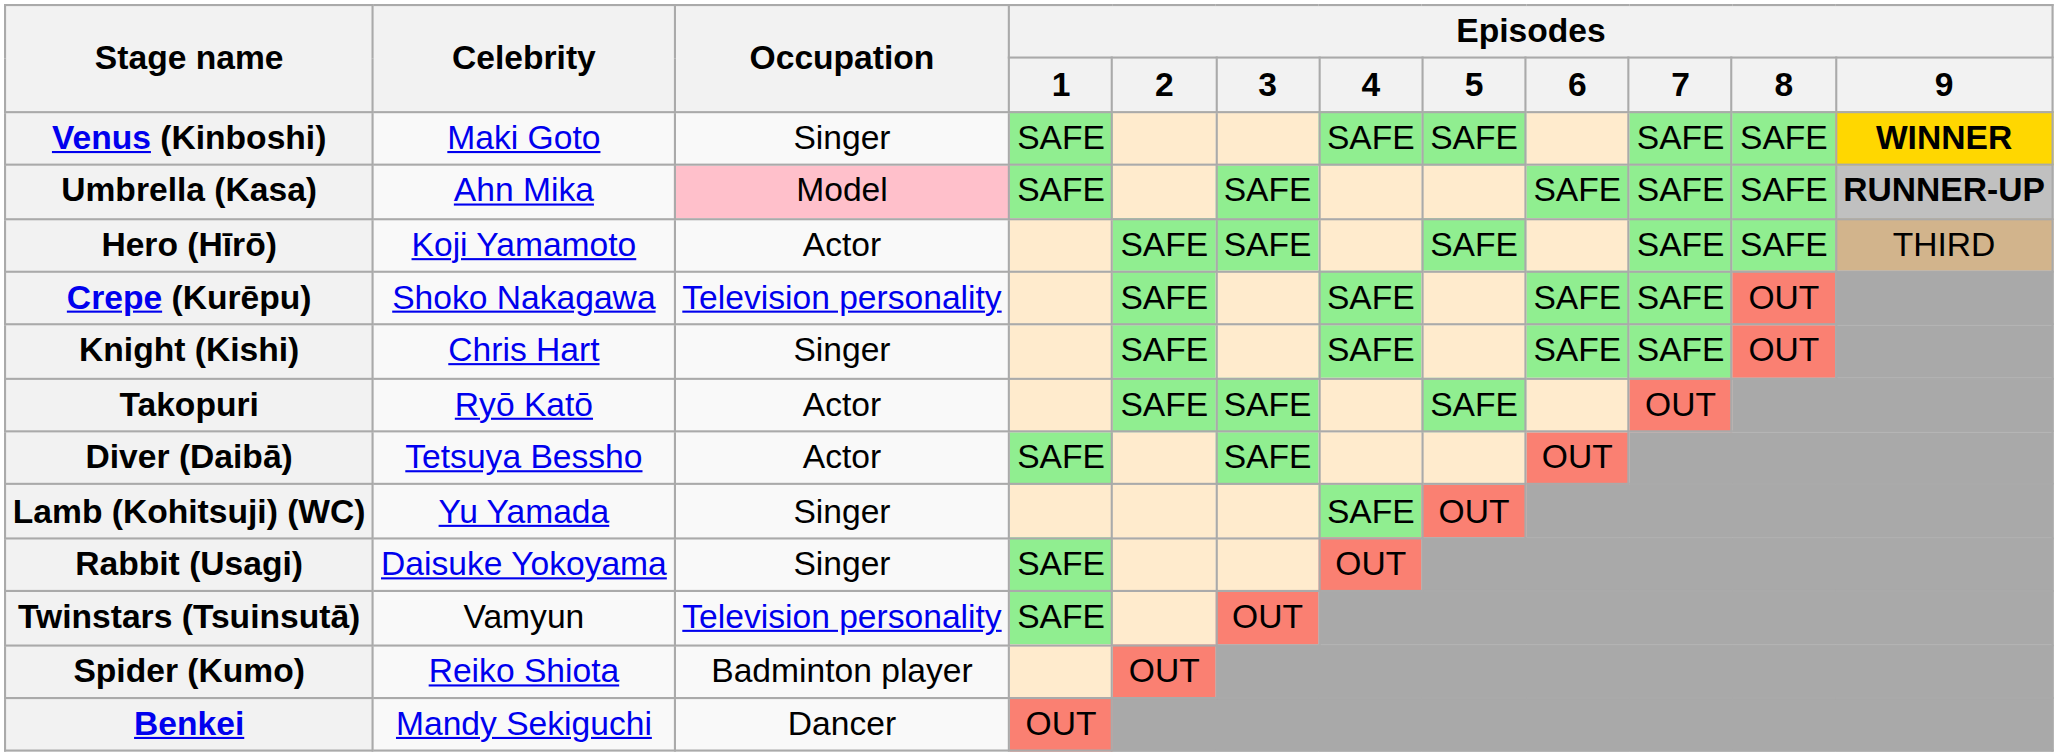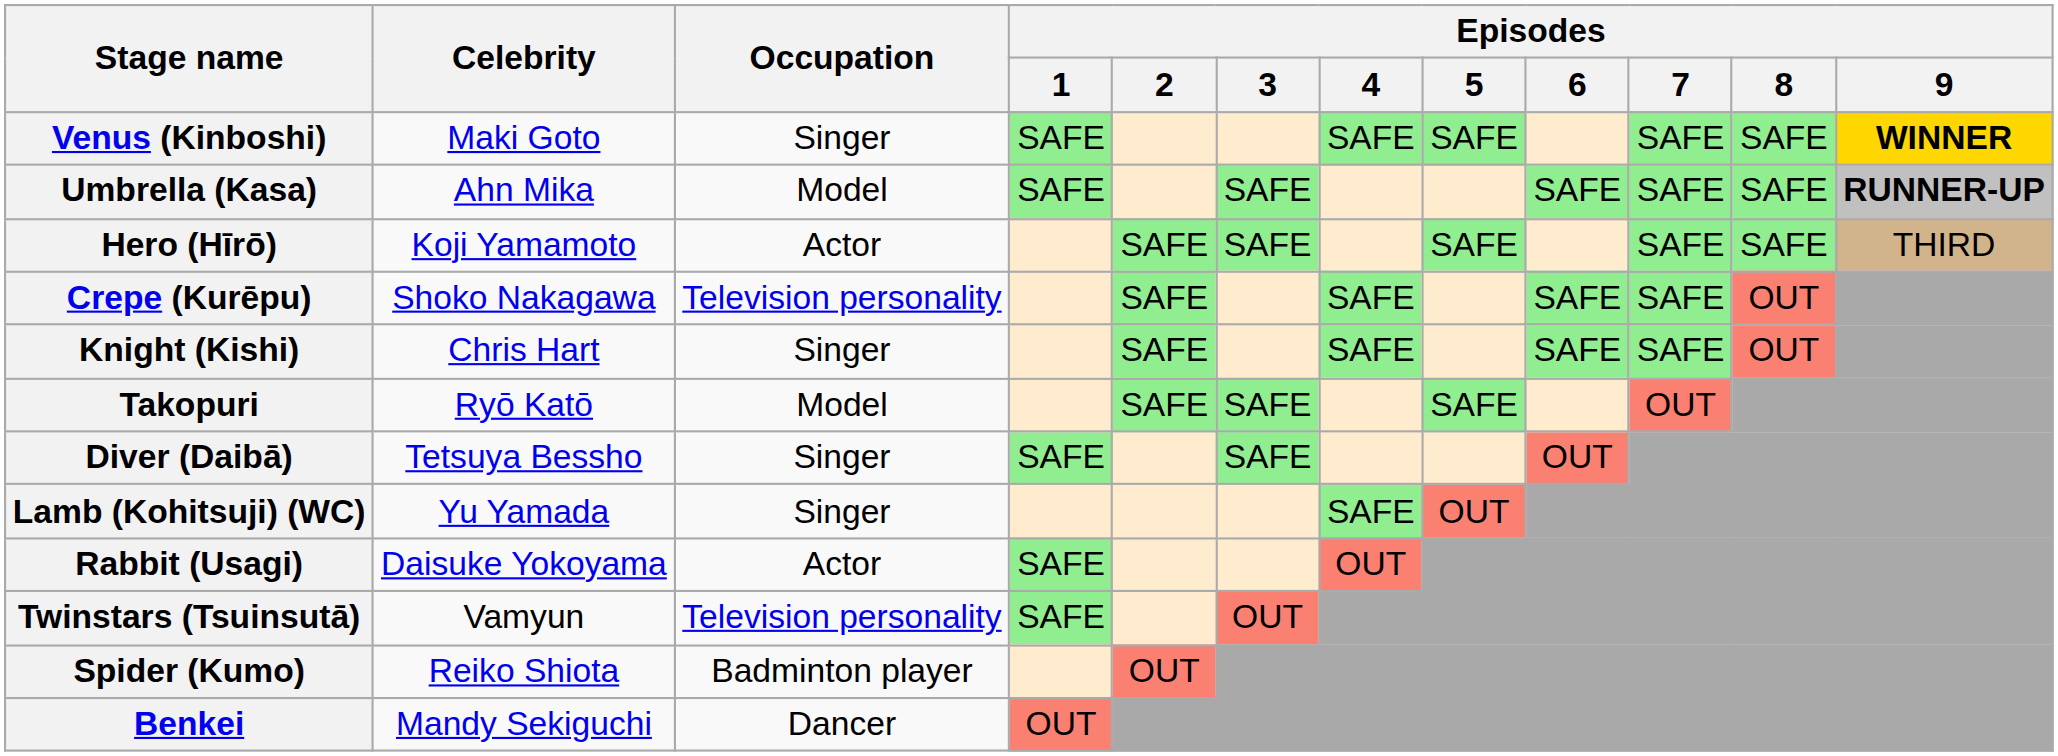(842, 191) pink background -> (842, 191) no background
(842, 404) Actor -> (842, 404) Model
(842, 457) Actor -> (842, 457) Singer
(842, 564) Singer -> (842, 564) Actor
